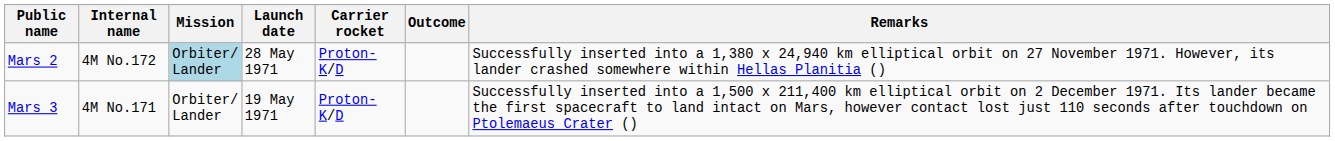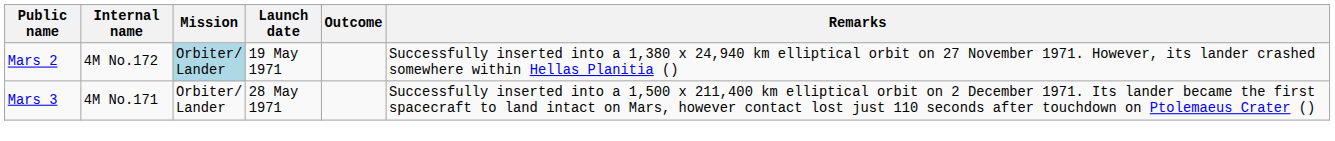- column: (360, 24)
(270, 62) 28 May 1971 -> (274, 62) 19 May 1971
(270, 108) 19 May 1971 -> (274, 100) 28 May 1971
